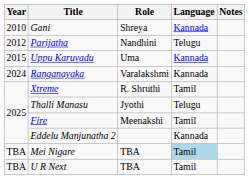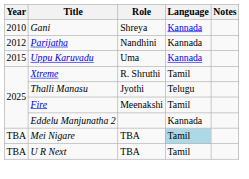(187, 43) Telugu -> (185, 43) Kannada
- row: (57, 74)
